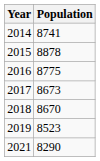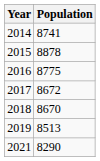(49, 90) 8673 -> (49, 90) 8672
(49, 128) 8523 -> (49, 128) 8513
